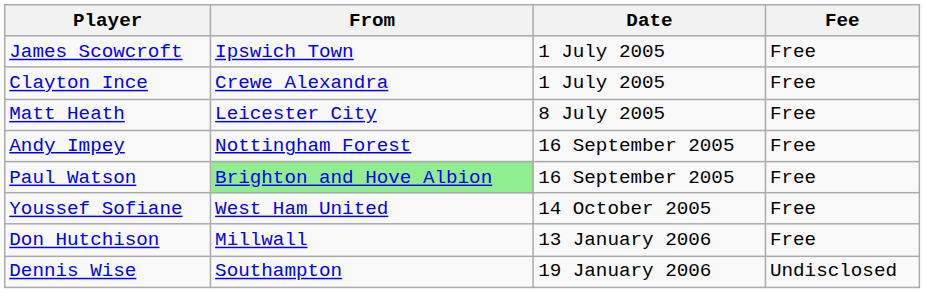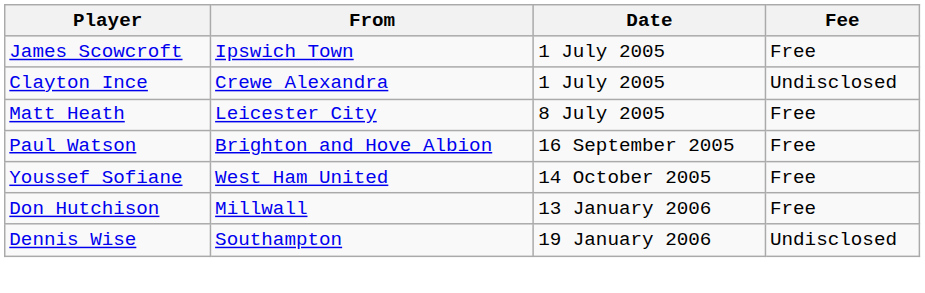(793, 83) Free -> (833, 83) Undisclosed
- row: (67, 146)
(354, 177) lightgreen background -> (354, 146) no background
